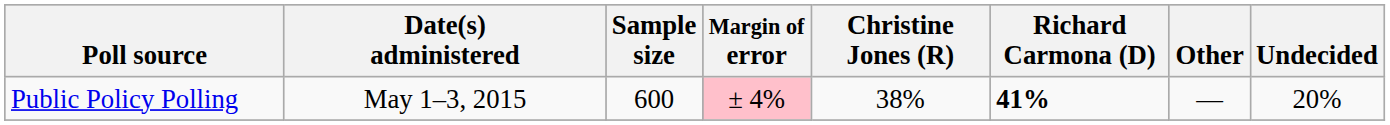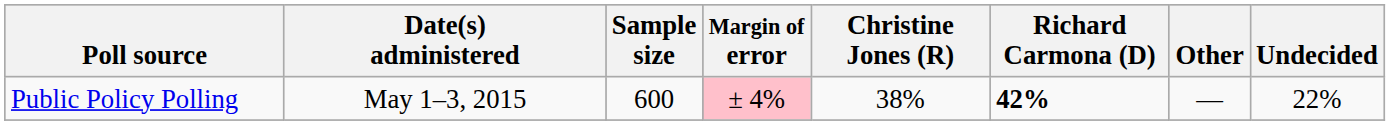(1023, 98) 41% -> (1023, 98) 42%
(1317, 98) 20% -> (1317, 98) 22%
